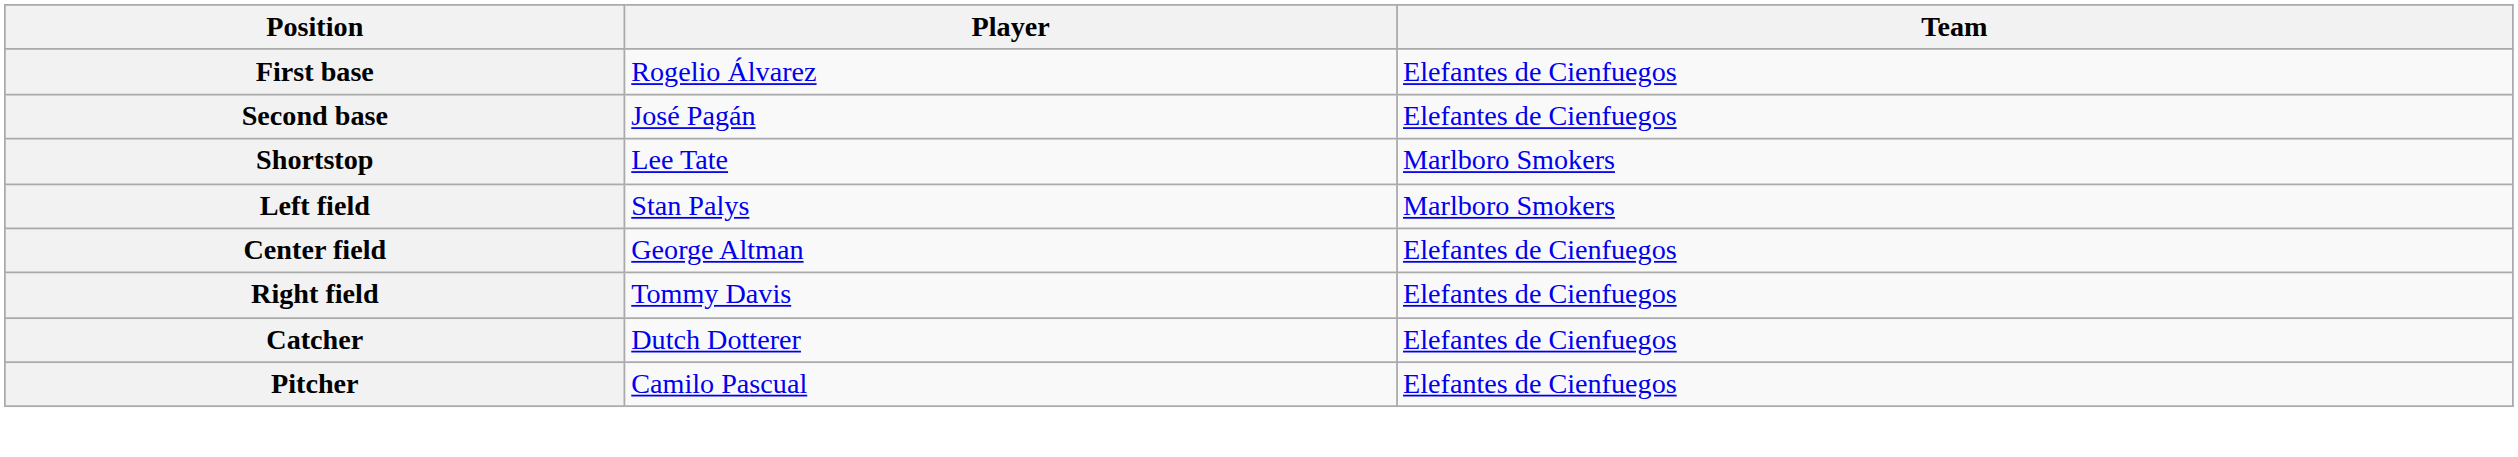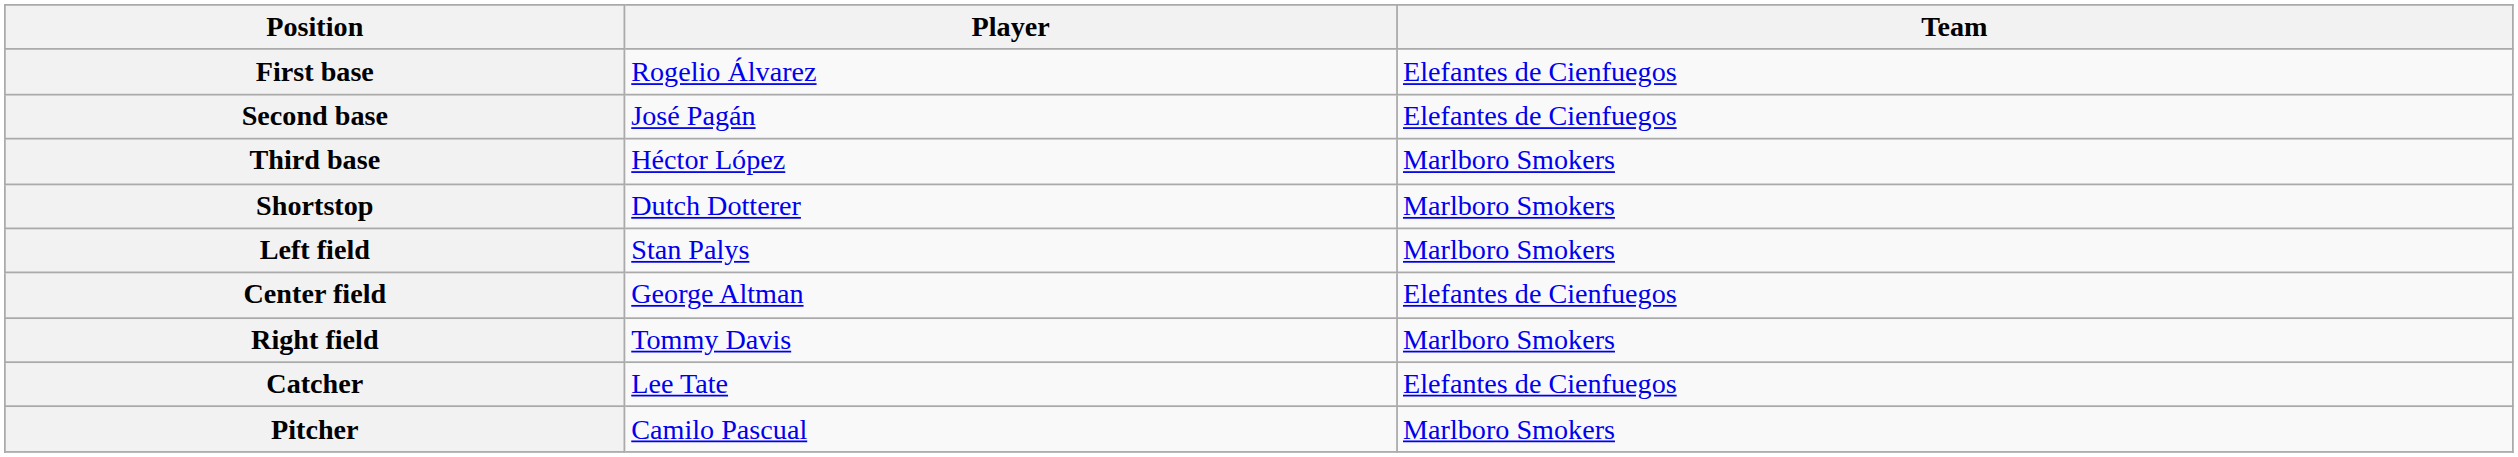+ row: (315, 160)
(680, 160) Lee Tate -> (716, 205) Dutch Dotterer
(1540, 294) Elefantes de Cienfuegos -> (1509, 339) Marlboro Smokers
(716, 339) Dutch Dotterer -> (680, 384) Lee Tate
(1540, 384) Elefantes de Cienfuegos -> (1509, 428) Marlboro Smokers
